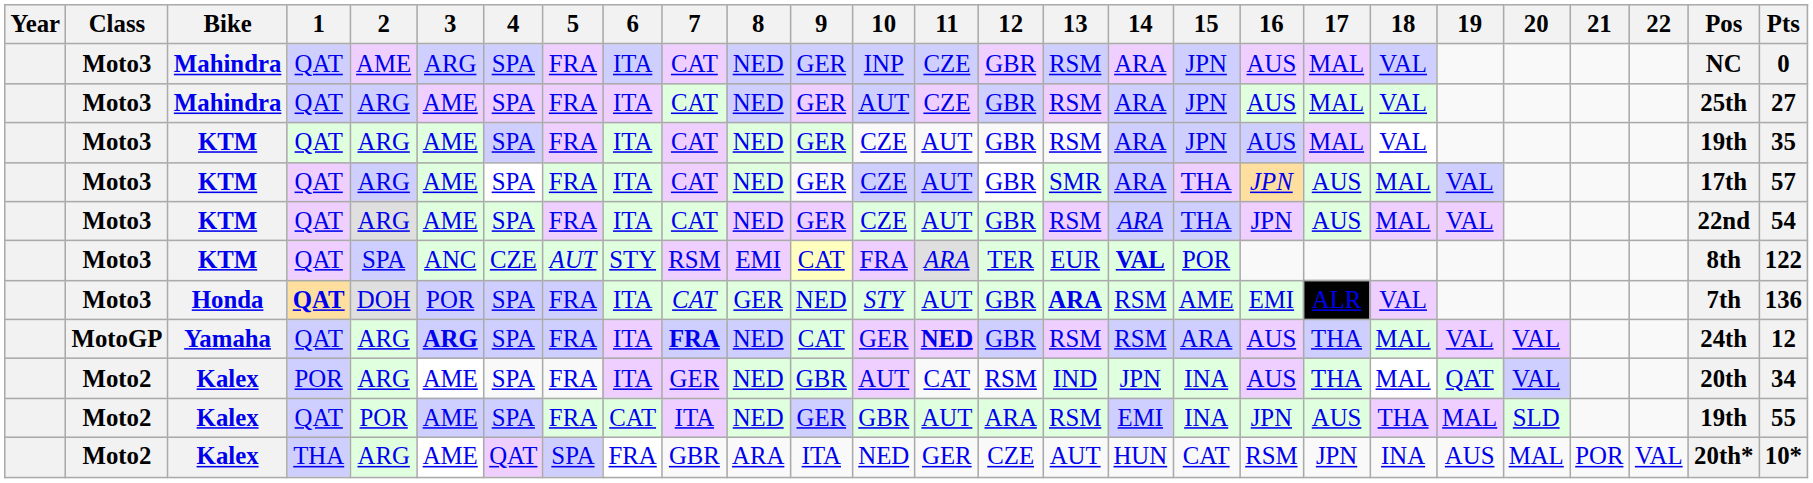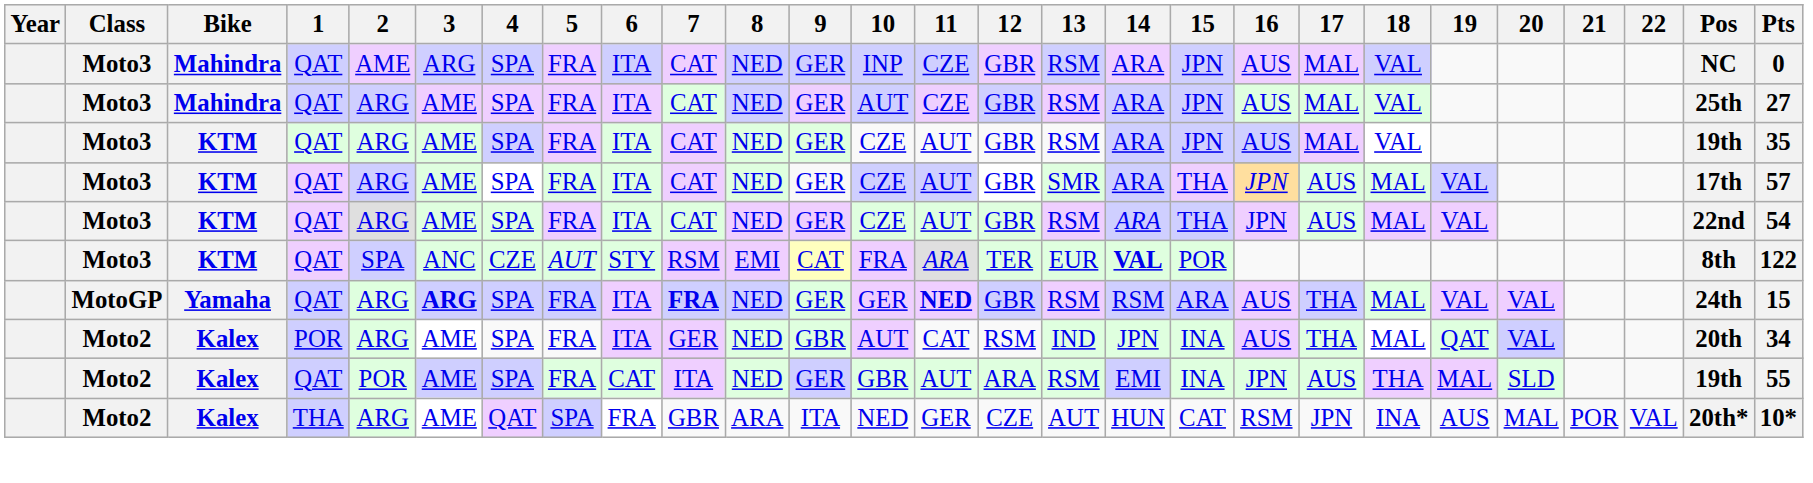- row: (228, 299)
(821, 338) CAT -> (820, 299) GER
(1783, 338) 12 -> (1778, 299) 15
